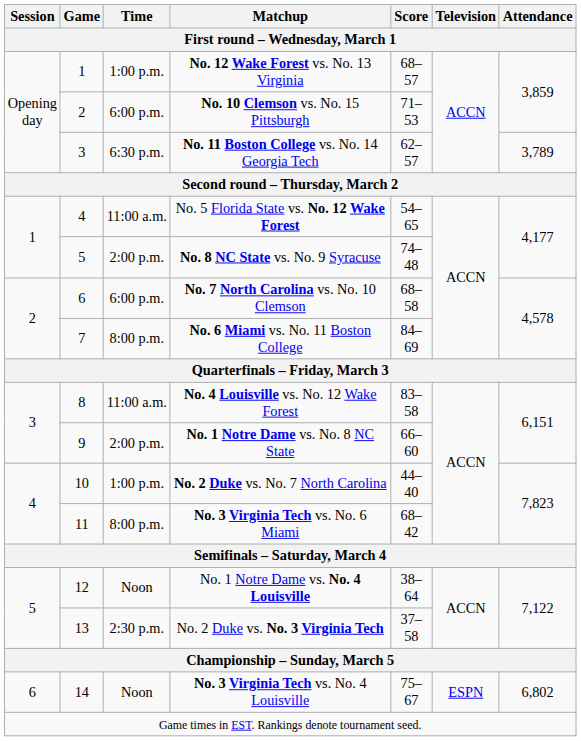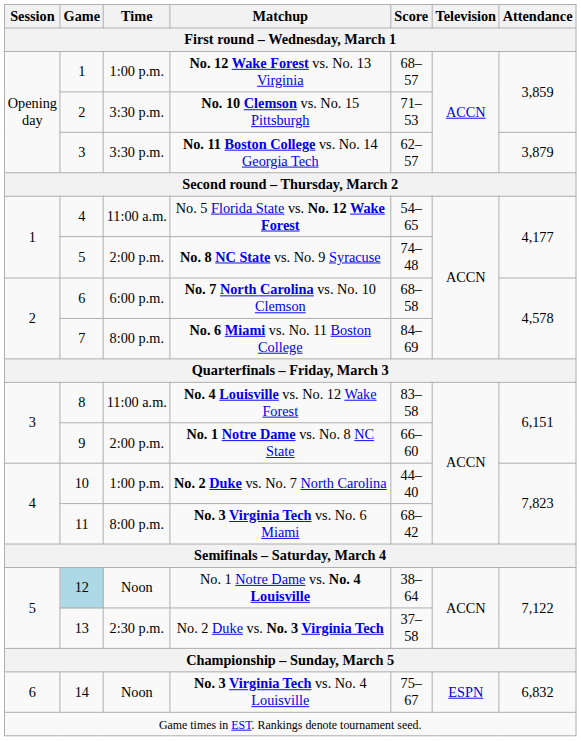(137, 112) 6:00 p.m. -> (137, 112) 3:30 p.m.
(137, 153) 6:30 p.m. -> (137, 153) 3:30 p.m.
(538, 153) 3,789 -> (538, 153) 3,879
(82, 587) no background -> (82, 587) lightblue background
(538, 692) 6,802 -> (538, 692) 6,832
